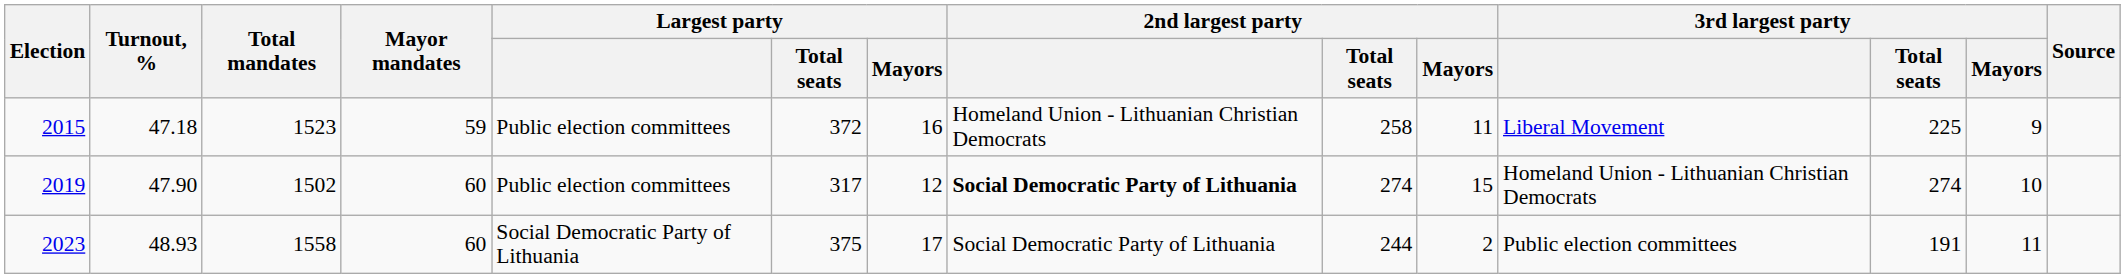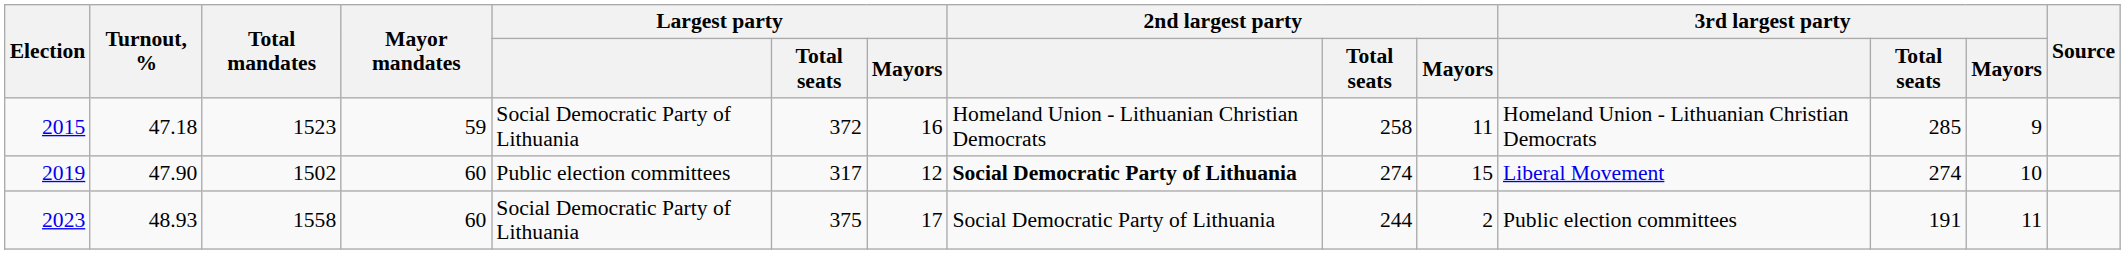(613, 126) Public election committees -> (614, 126) Social Democratic Party of Lithuania
(1584, 126) Liberal Movement -> (1676, 126) Homeland Union - Lithuanian Christian Democrats
(1945, 126) 225 -> (1945, 126) 285
(1676, 185) Homeland Union - Lithuanian Christian Democrats -> (1584, 172) Liberal Movement
